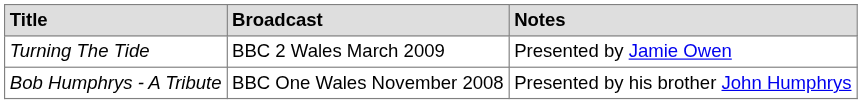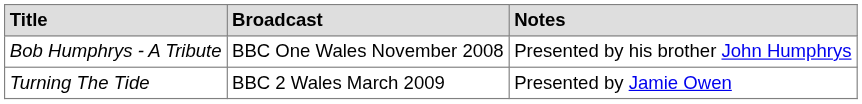rows swapped: (116, 82) <-> (80, 51)
